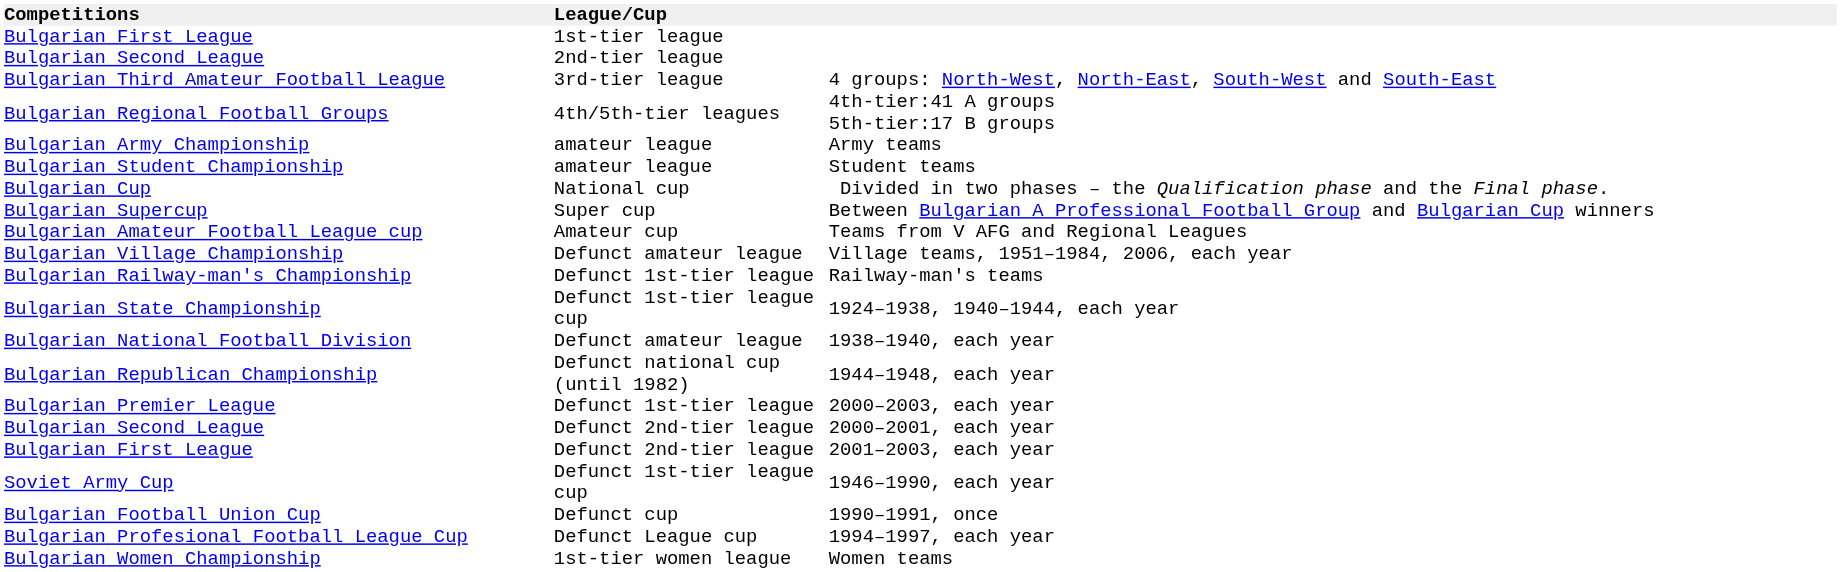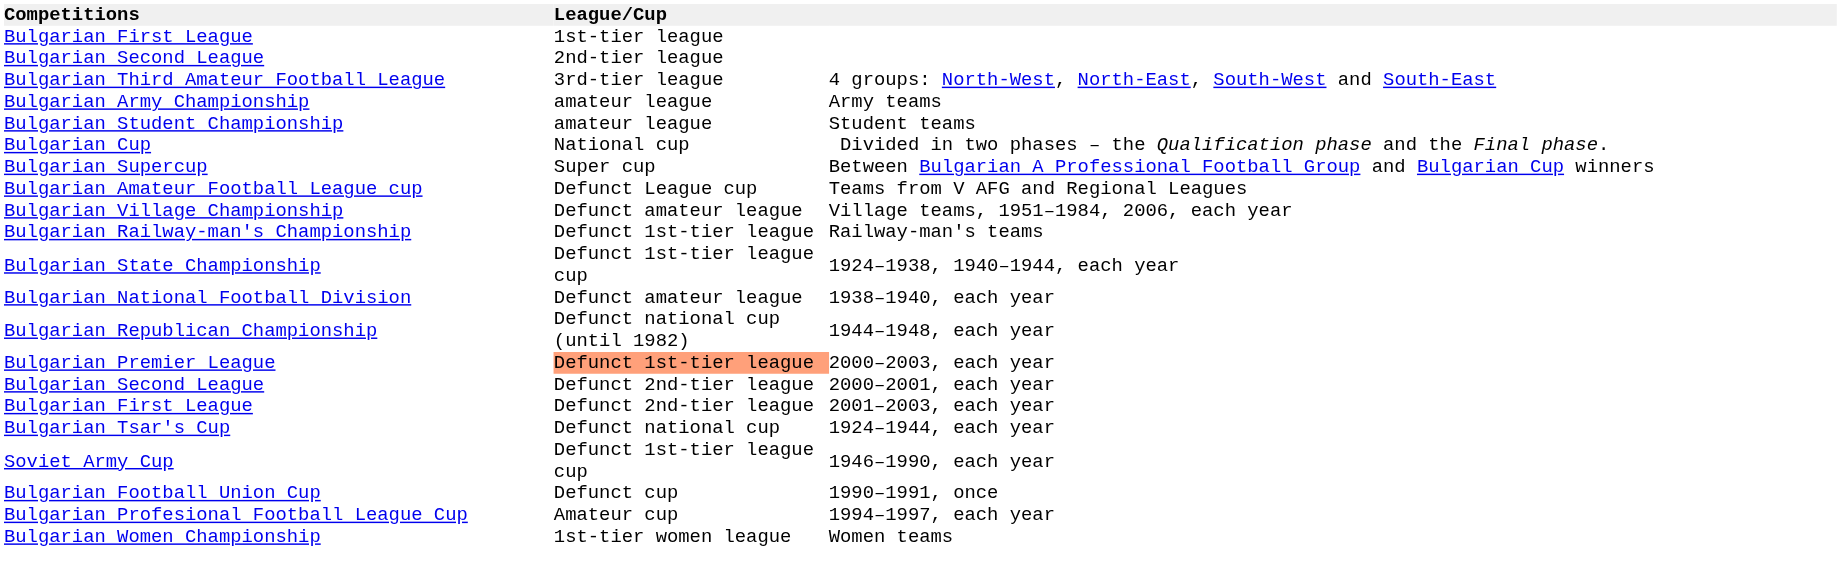- row: (196, 113)
(616, 232) Amateur cup -> (656, 189) Defunct League cup
(684, 406) no background -> (684, 363) lightsalmon background
+ row: (117, 428)
(656, 537) Defunct League cup -> (616, 515) Amateur cup
